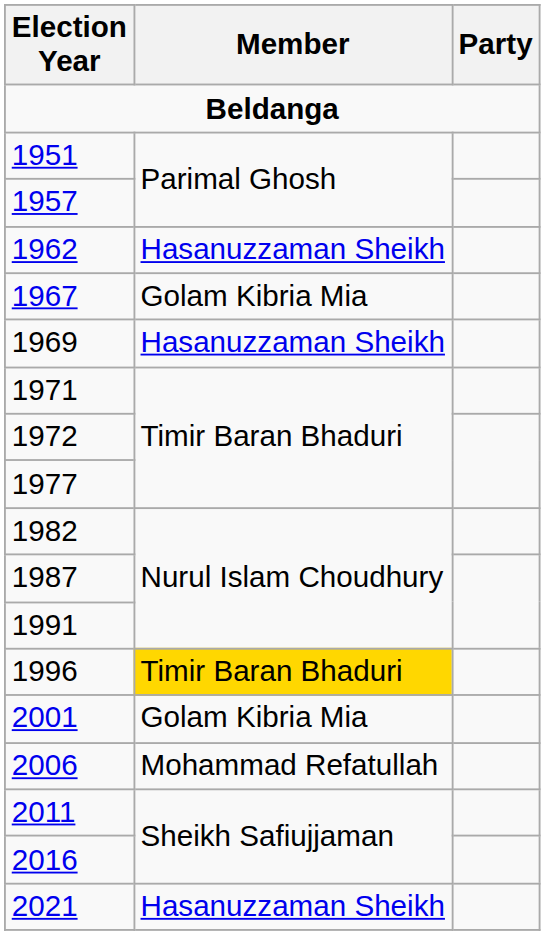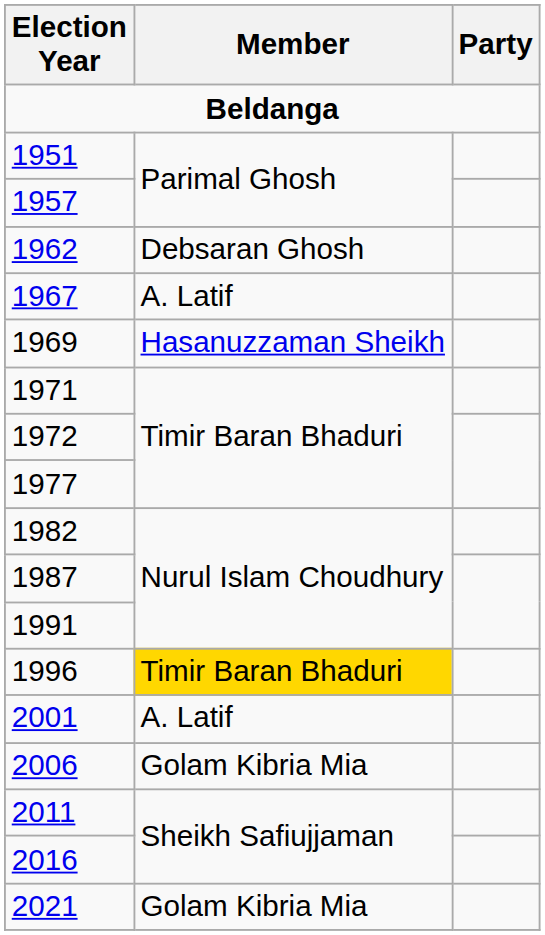(293, 249) Hasanuzzaman Sheikh -> (252, 249) Debsaran Ghosh
(254, 295) Golam Kibria Mia -> (187, 295) A. Latif
(254, 718) Golam Kibria Mia -> (187, 718) A. Latif
(289, 765) Mohammad Refatullah -> (254, 765) Golam Kibria Mia
(293, 906) Hasanuzzaman Sheikh -> (254, 906) Golam Kibria Mia
